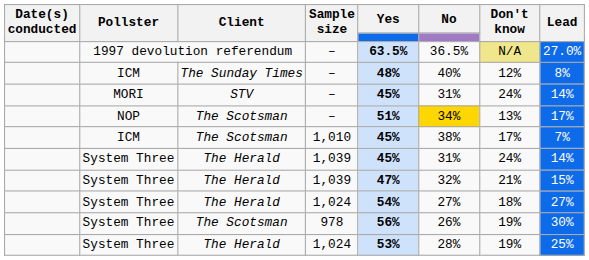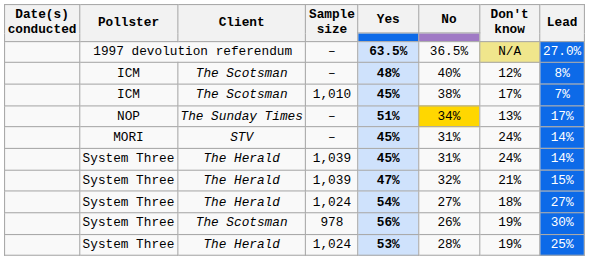(242, 73) The Sunday Times -> (242, 73) The Scotsman
rows swapped: (128, 94) <-> (128, 137)
(242, 116) The Scotsman -> (242, 116) The Sunday Times
